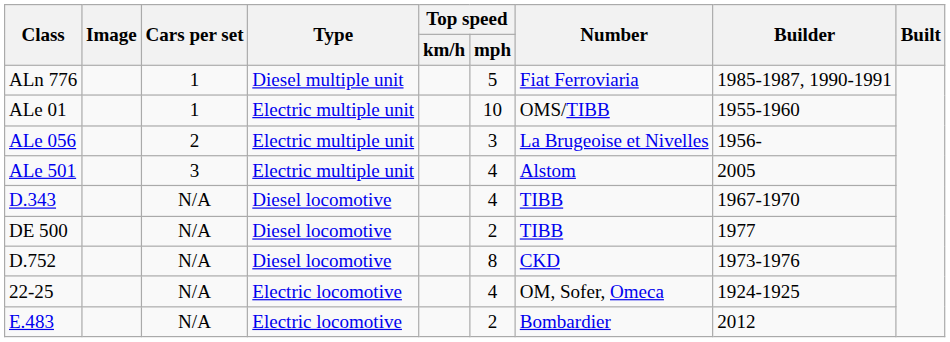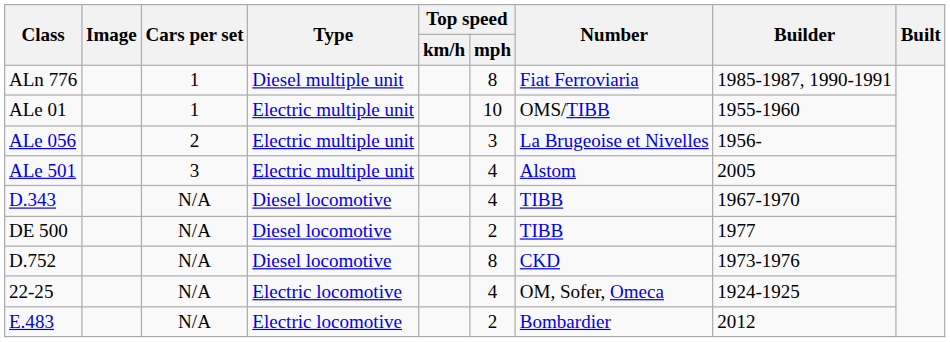(493, 79) 5 -> (493, 79) 8
